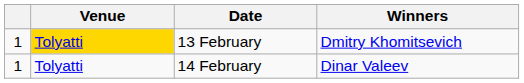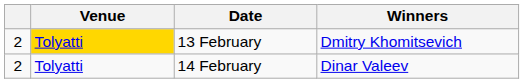(18, 41) 1 -> (18, 41) 2
(18, 66) 1 -> (18, 66) 2
